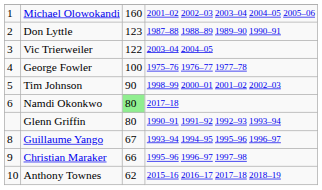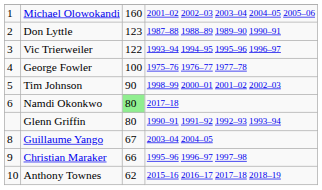(180, 49) 2003–04 2004–05 -> (214, 49) 1993–94 1994–95 1995–96 1996–97
(214, 139) 1993–94 1994–95 1995–96 1996–97 -> (180, 139) 2003–04 2004–05
